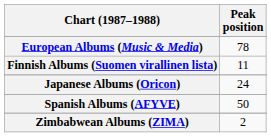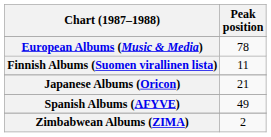(243, 84) 24 -> (243, 84) 21
(243, 103) 50 -> (243, 103) 49
